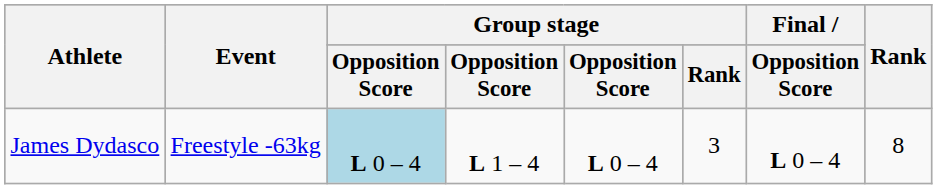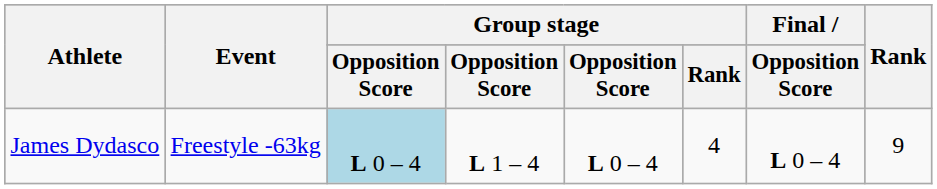(714, 145) 3 -> (714, 145) 4
(898, 145) 8 -> (898, 145) 9
